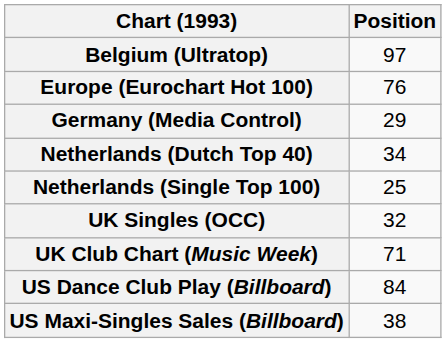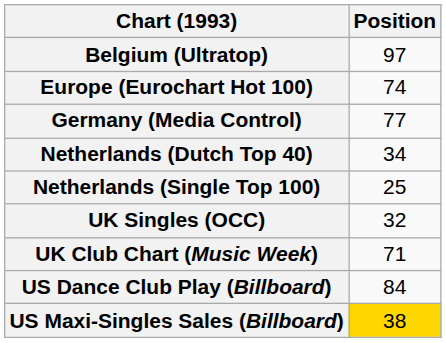(395, 87) 76 -> (395, 87) 74
(395, 120) 29 -> (395, 120) 77
(395, 320) no background -> (395, 320) gold background
